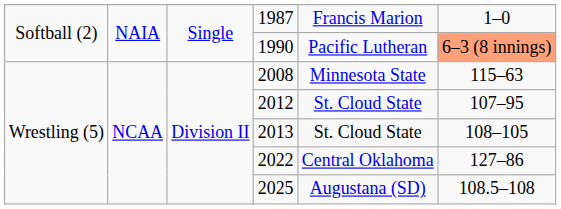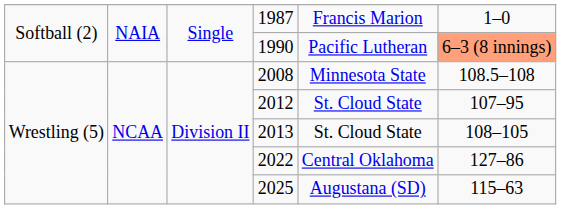(497, 75) 115–63 -> (497, 75) 108.5–108
(497, 189) 108.5–108 -> (497, 189) 115–63
